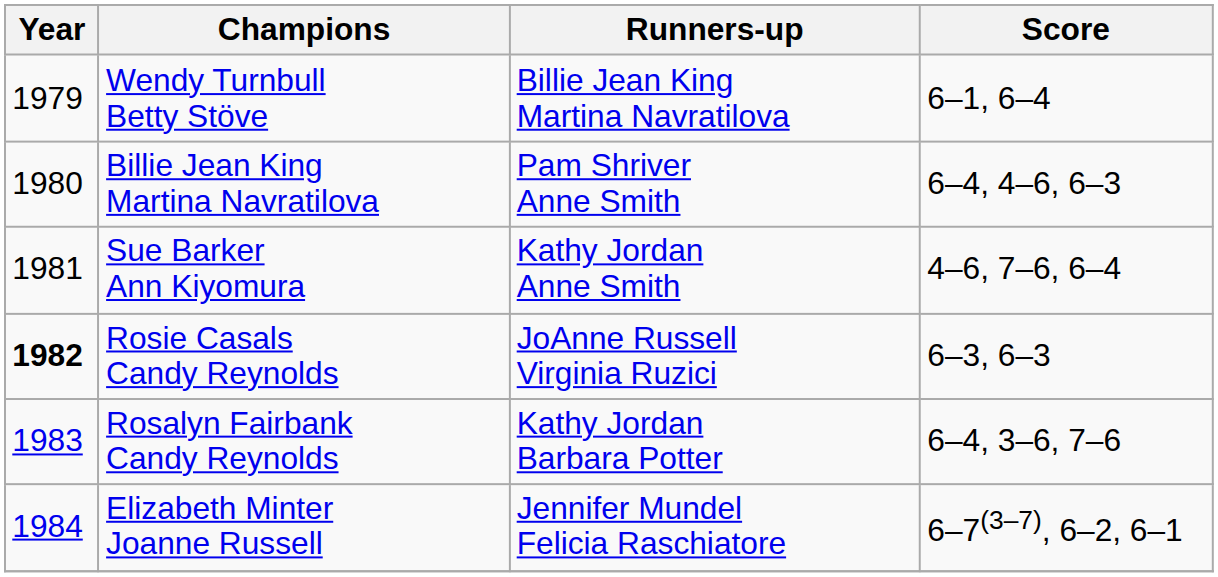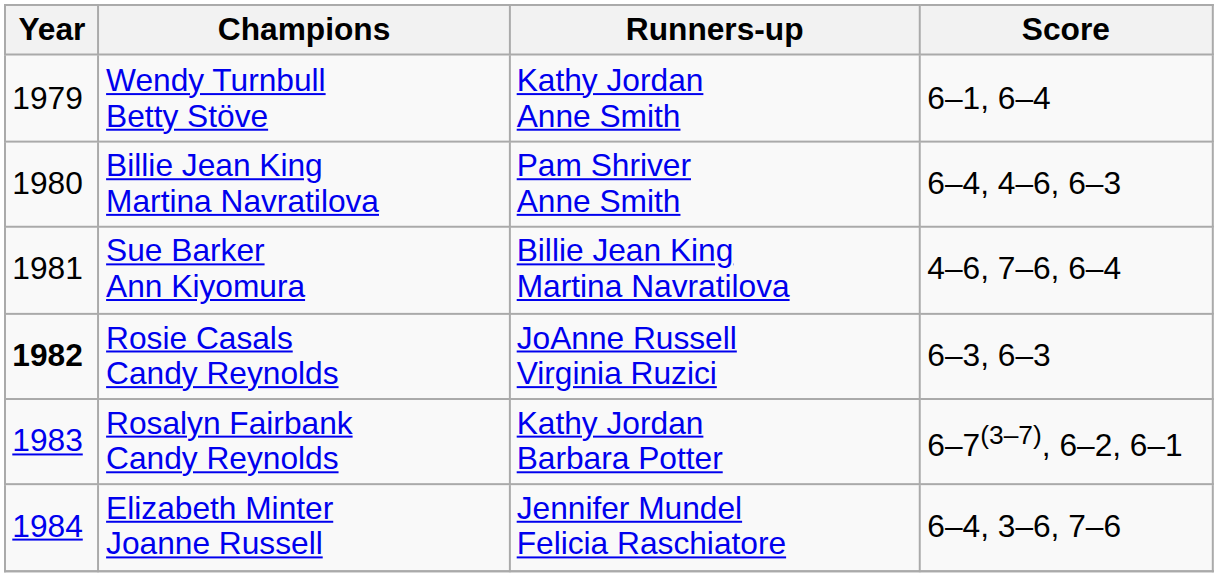(653, 97) Billie Jean King Martina Navratilova -> (610, 97) Kathy Jordan Anne Smith
(610, 269) Kathy Jordan Anne Smith -> (653, 269) Billie Jean King Martina Navratilova
(1024, 441) 6–4, 3–6, 7–6 -> (1055, 441) 6–7(3–7), 6–2, 6–1
(1055, 527) 6–7(3–7), 6–2, 6–1 -> (1024, 527) 6–4, 3–6, 7–6
